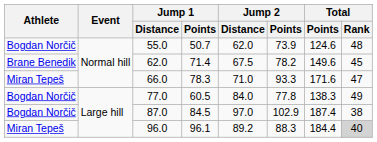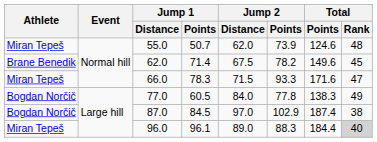(41, 46) Bogdan Norčič -> (35, 46) Miran Tepeš
(243, 79) 71.0 -> (243, 79) 71.5
(243, 129) 89.2 -> (243, 129) 89.0
